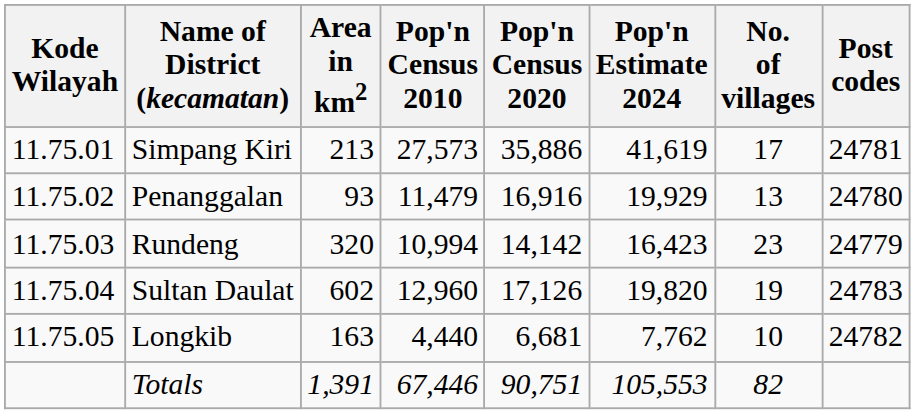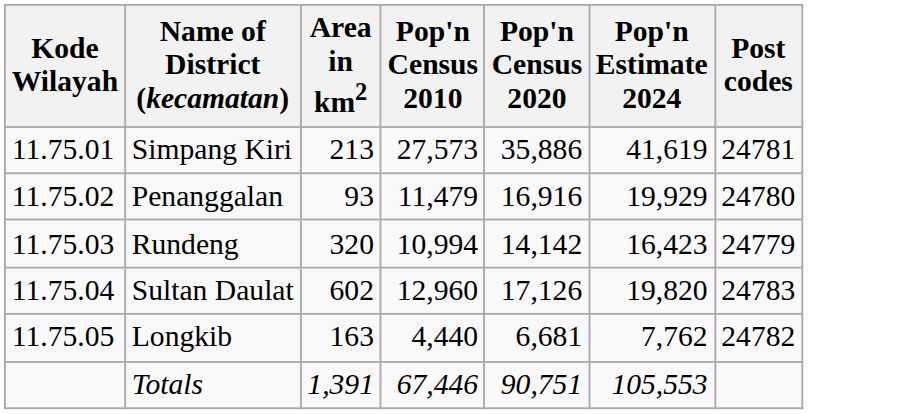- column: (768, 65)
